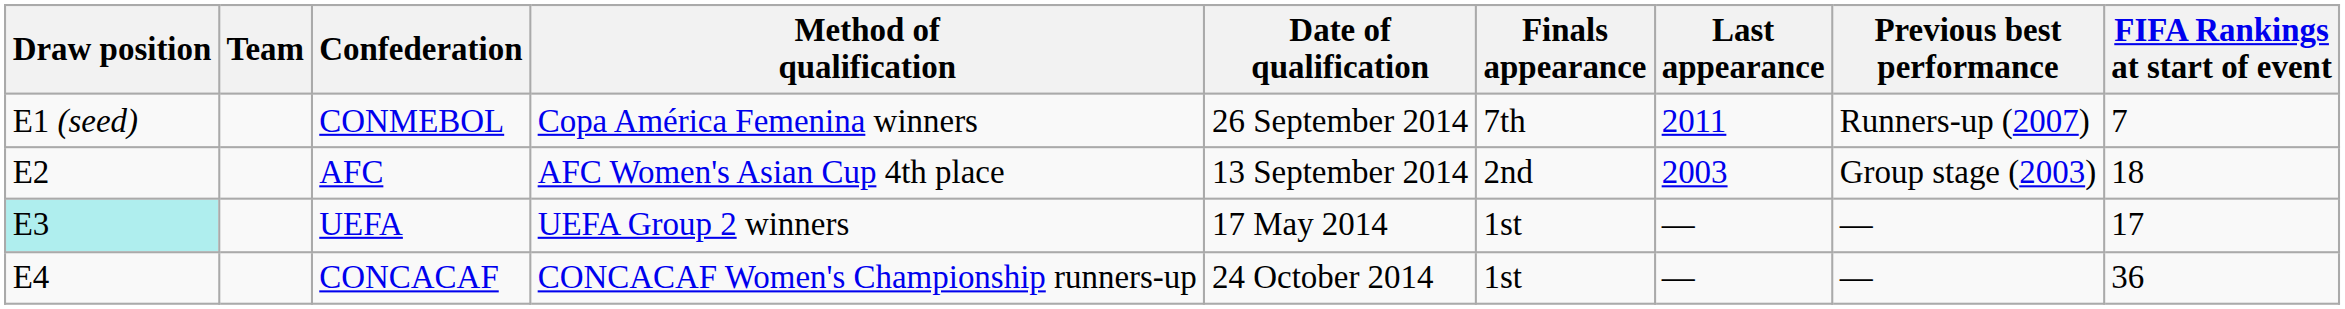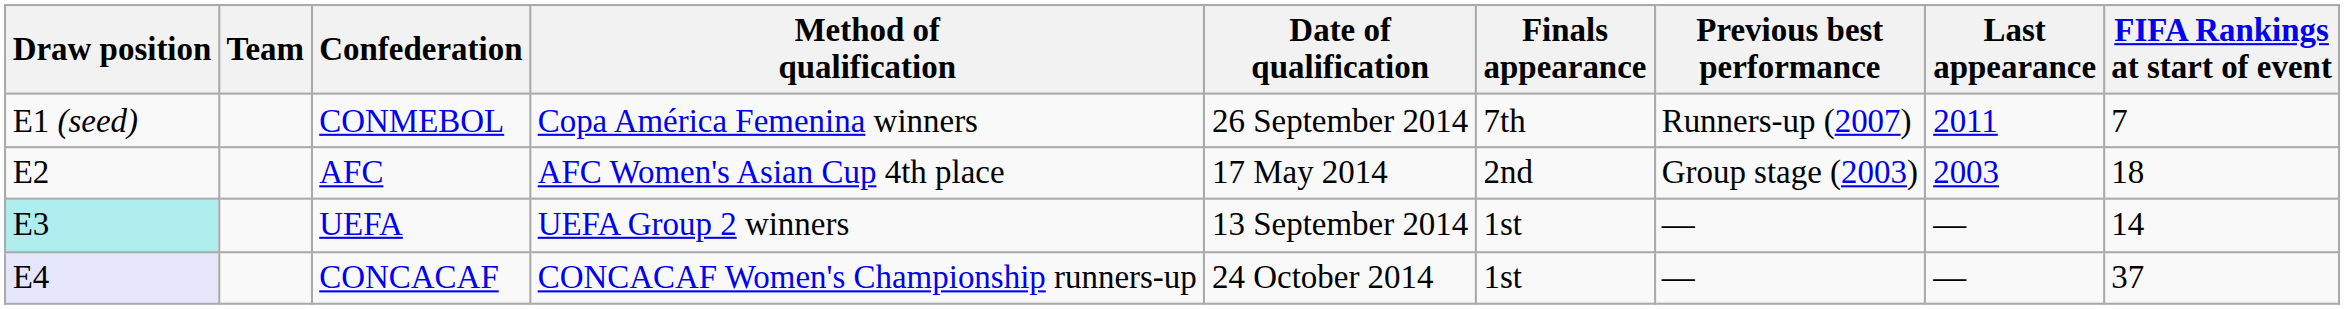columns swapped: (1743, 49) <-> (1968, 49)
(1340, 172) 13 September 2014 -> (1300, 172) 17 May 2014
(1300, 224) 17 May 2014 -> (1340, 224) 13 September 2014
(2128, 224) 17 -> (2128, 224) 14
(31, 276) no background -> (31, 276) lavender background
(2128, 276) 36 -> (2128, 276) 37
